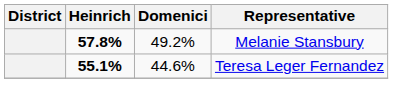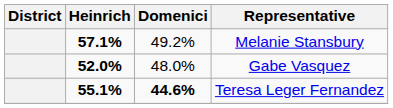(100, 41) 57.8% -> (100, 41) 57.1%
+ row: (299, 66)
(173, 66) normal -> (173, 90) bold
